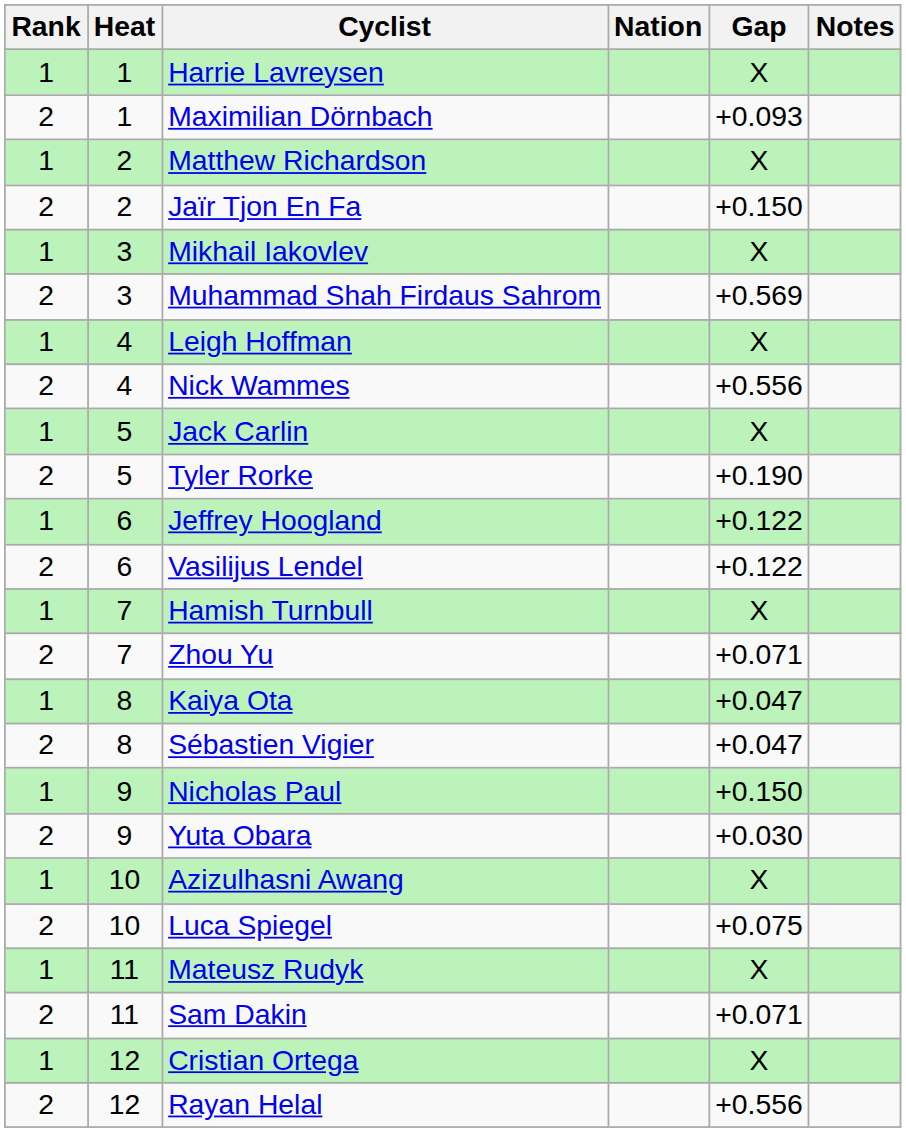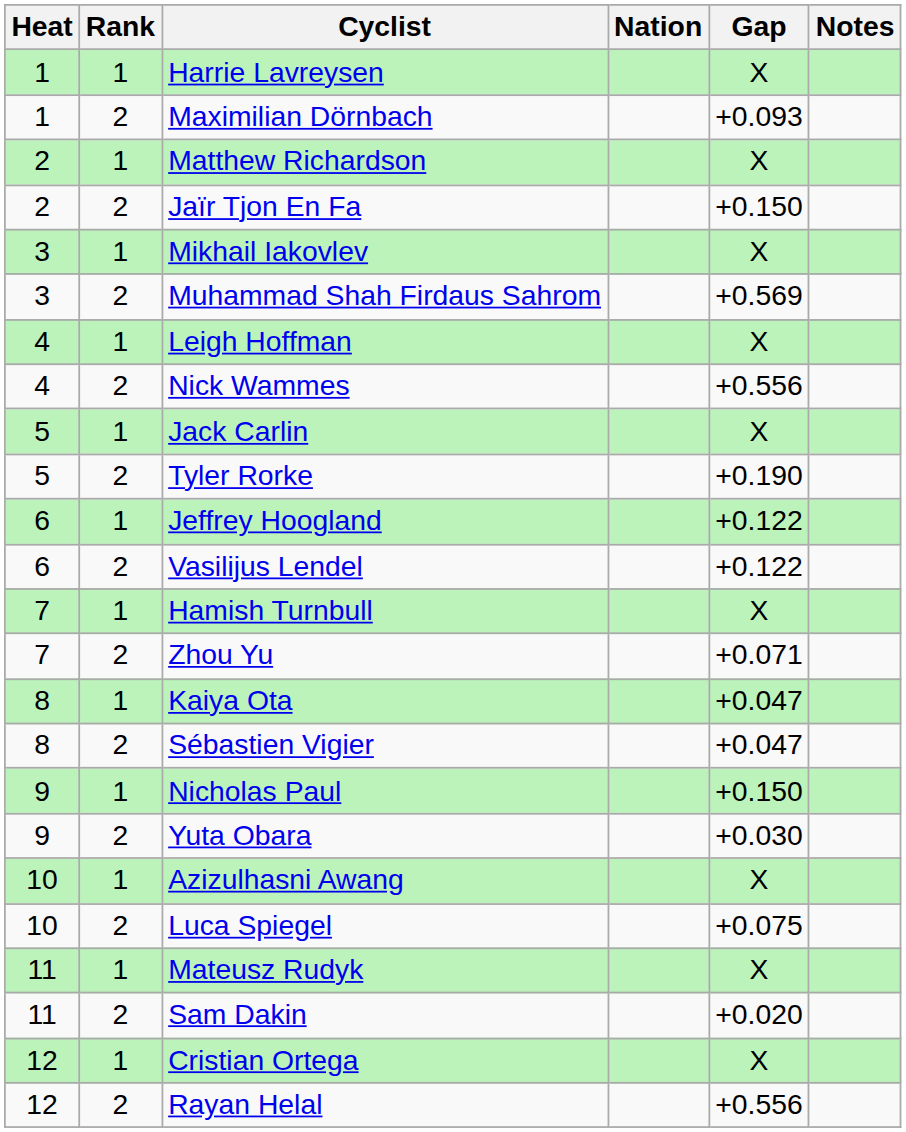columns swapped: (124, 26) <-> (46, 26)
(759, 1015) +0.071 -> (759, 1015) +0.020
